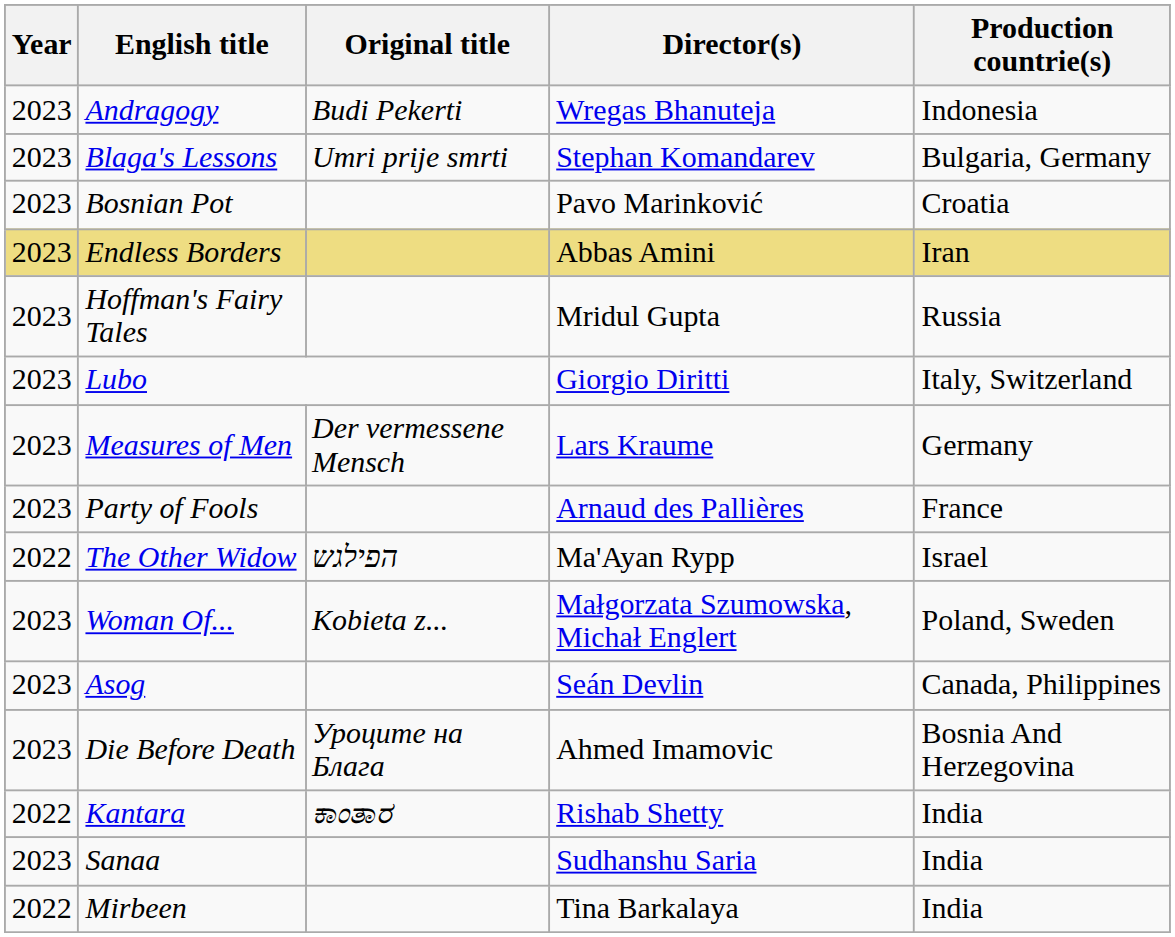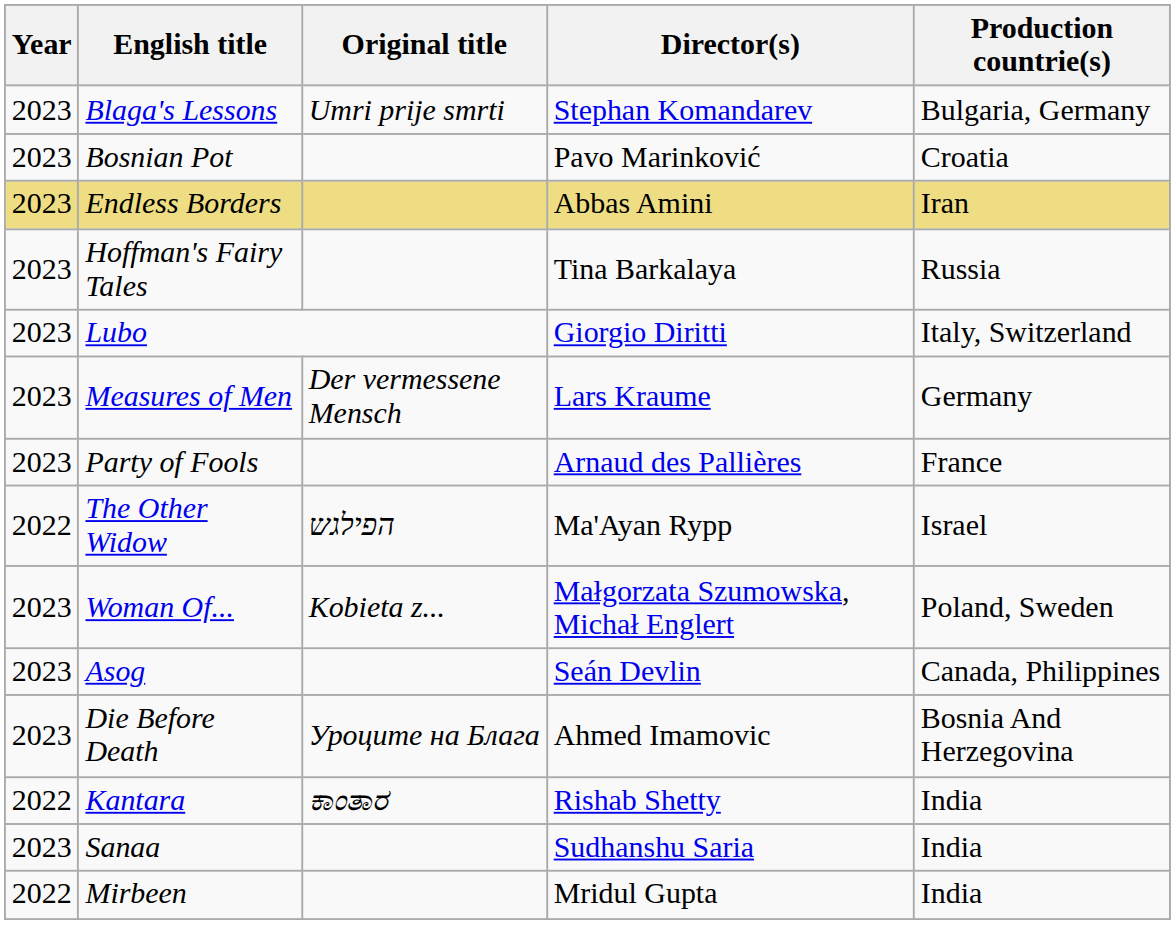- row: (152, 109)
(638, 315) Mridul Gupta -> (645, 268) Tina Barkalaya
(647, 908) Tina Barkalaya -> (636, 894) Mridul Gupta
